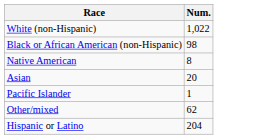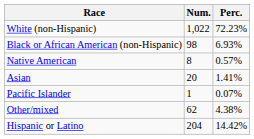+ column: (231, 12)
